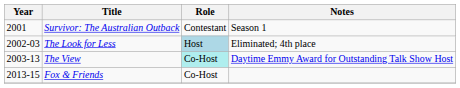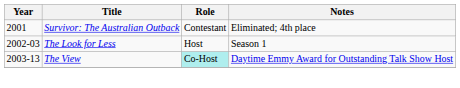(249, 28) Season 1 -> (273, 28) Eliminated; 4th place
(193, 43) lightblue background -> (193, 43) no background
(273, 43) Eliminated; 4th place -> (249, 43) Season 1
- row: (74, 75)
